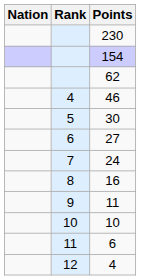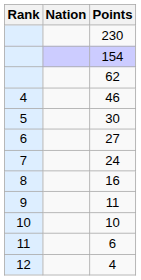columns swapped: (70, 14) <-> (28, 14)
